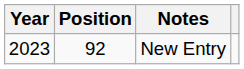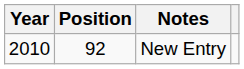(30, 48) 2023 -> (30, 48) 2010
